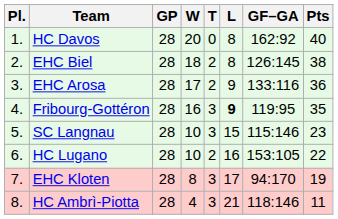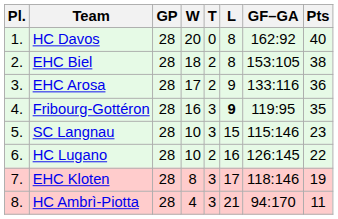(273, 62) 126:145 -> (273, 62) 153:105
(273, 156) 153:105 -> (273, 156) 126:145
(273, 179) 94:170 -> (273, 179) 118:146
(273, 202) 118:146 -> (273, 202) 94:170
